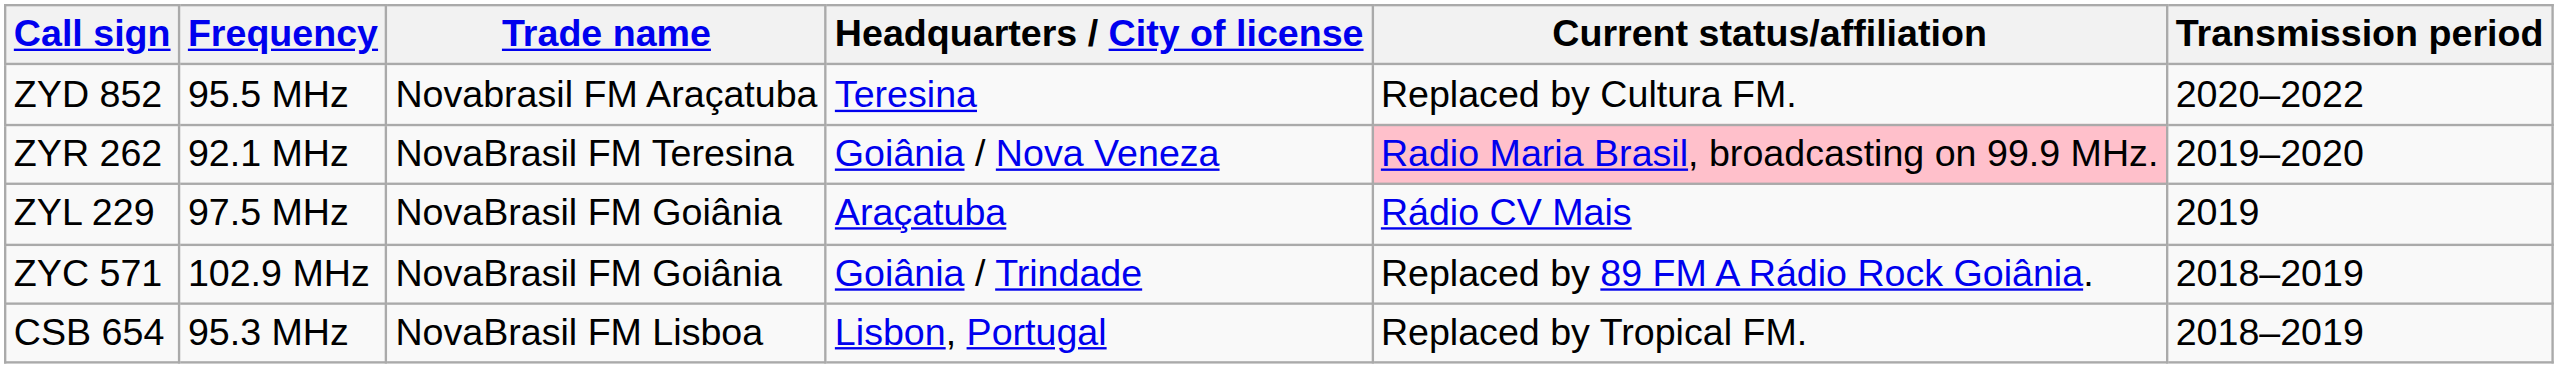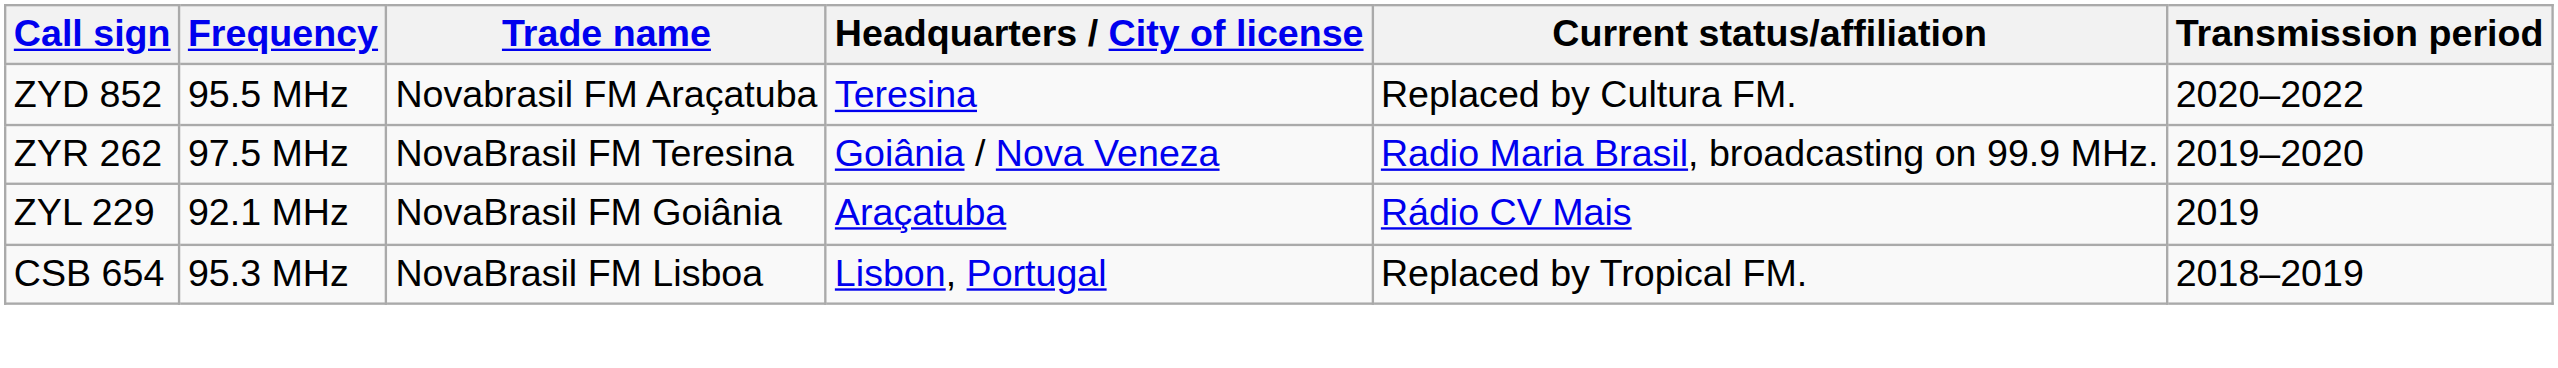(268, 153) 92.1 MHz -> (268, 153) 97.5 MHz
(1770, 153) pink background -> (1770, 153) no background
(268, 213) 97.5 MHz -> (268, 213) 92.1 MHz
- row: (88, 272)
